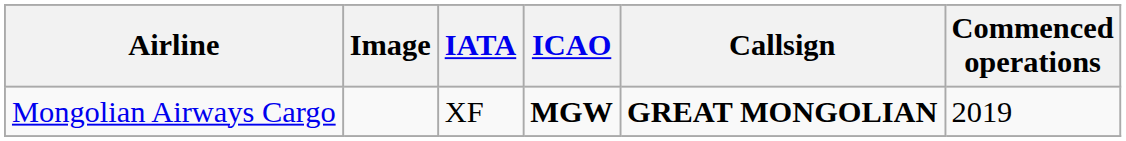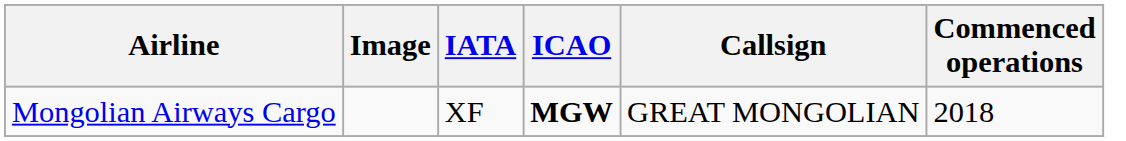(782, 111) bold -> (773, 111) normal
(982, 111) 2019 -> (964, 111) 2018
